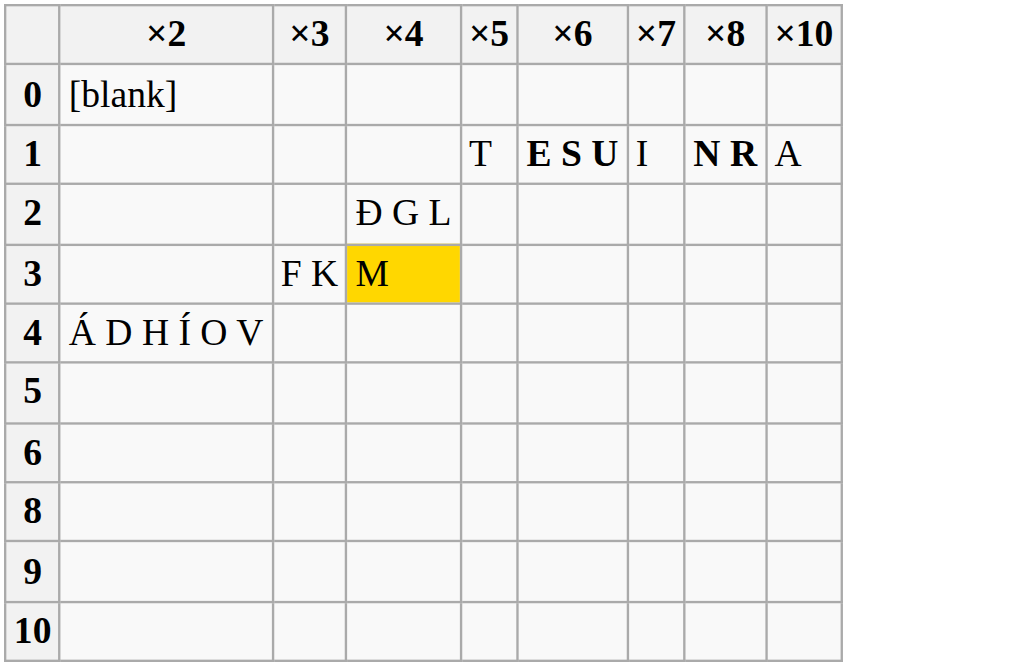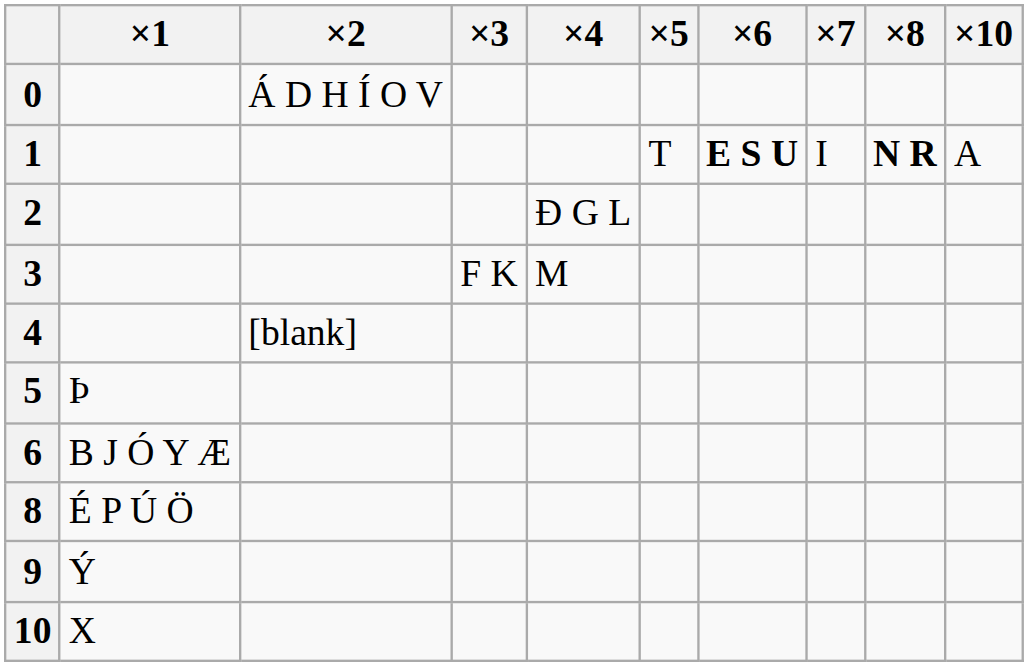+ column: (150, 34)
(123, 93) [blank] -> (346, 93) Á D H Í O V
(372, 272) gold background -> (552, 272) no background
(166, 332) Á D H Í O V -> (303, 332) [blank]
